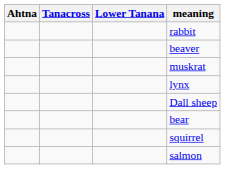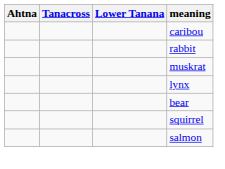+ row: (186, 31)
- row: (184, 48)
- row: (193, 102)
